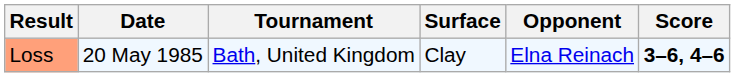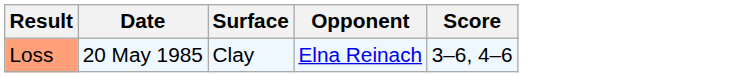- column: (314, 20)
(684, 54) bold -> (472, 54) normal
